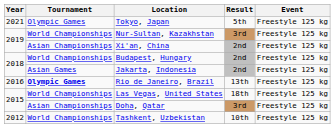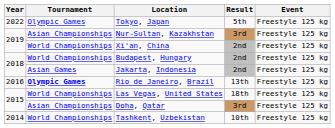(15, 23) 2021 -> (15, 23) 2022
(70, 35) World Championships -> (70, 35) Asian Championships
(70, 47) Asian Championships -> (70, 47) World Championships
(15, 118) 2012 -> (15, 118) 2014
